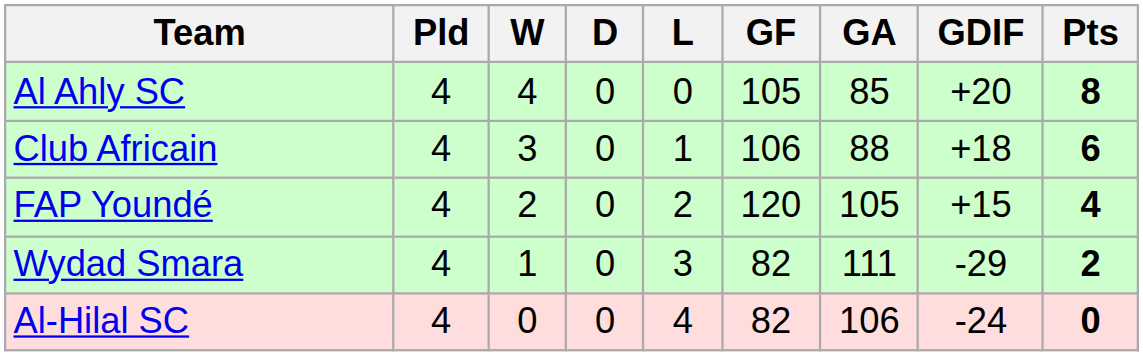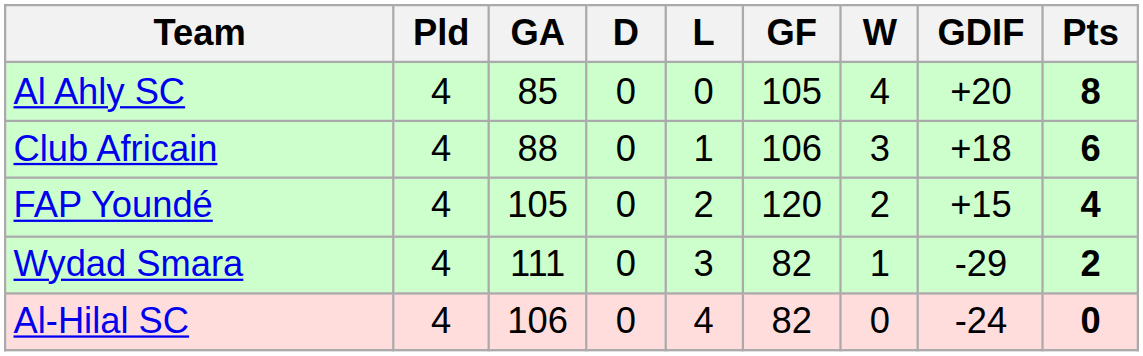columns swapped: (527, 33) <-> (869, 33)
